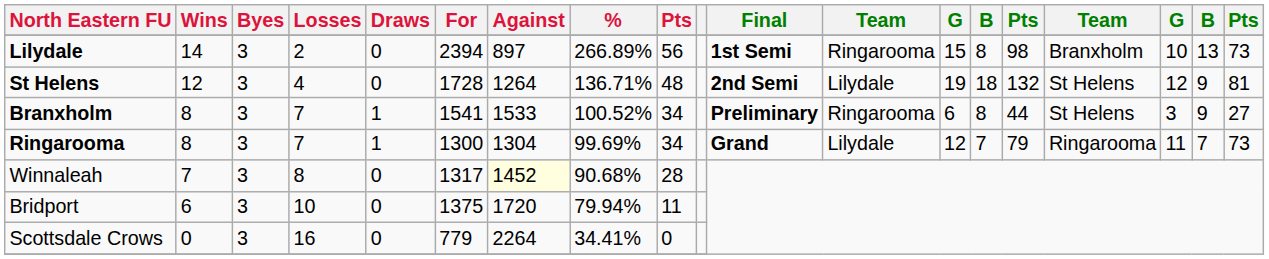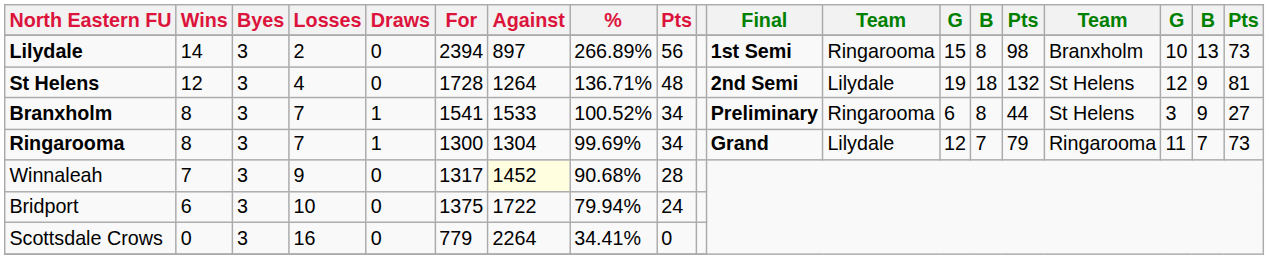(299, 175) 8 -> (299, 175) 9
(514, 206) 1720 -> (514, 206) 1722
(672, 206) 11 -> (672, 206) 24
